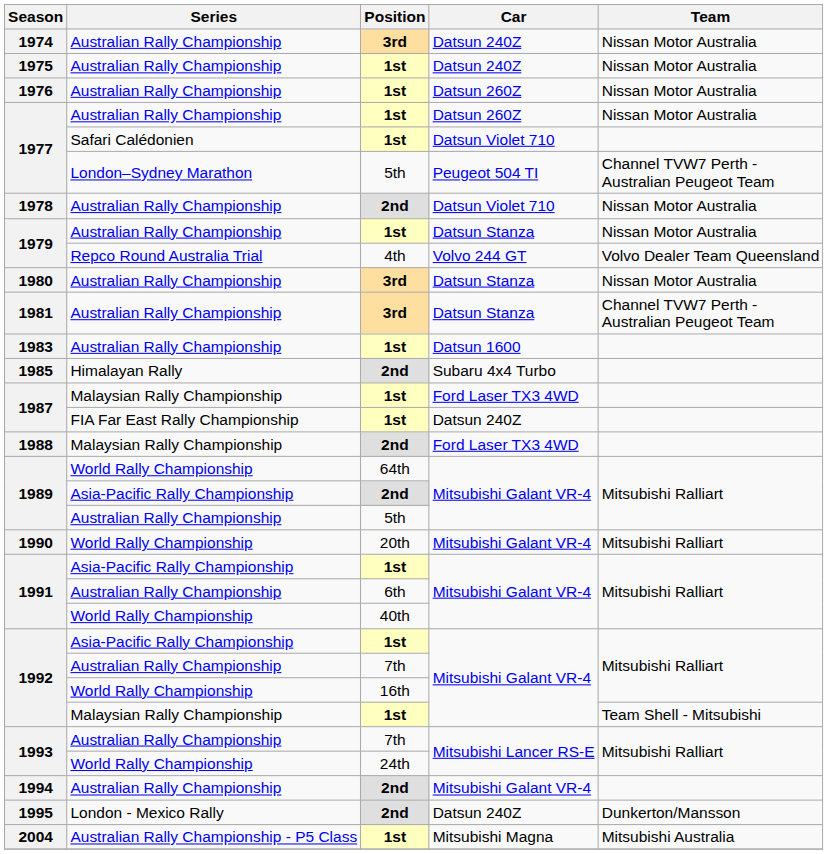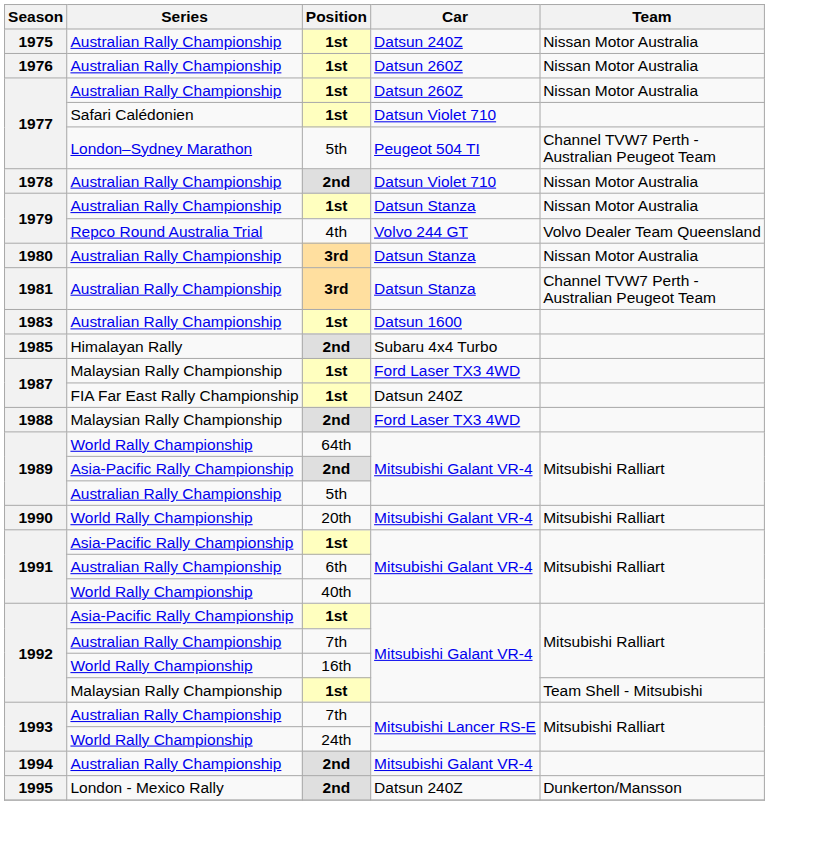- row: (36, 42)
- row: (36, 837)
